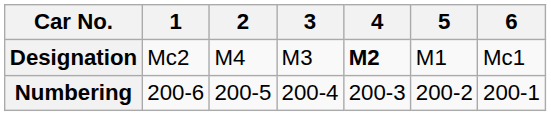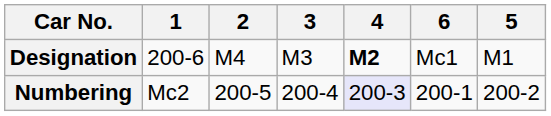columns swapped: (444, 22) <-> (511, 22)
(168, 57) Mc2 -> (176, 57) 200-6
(176, 92) 200-6 -> (168, 92) Mc2
(377, 92) no background -> (377, 92) lavender background
